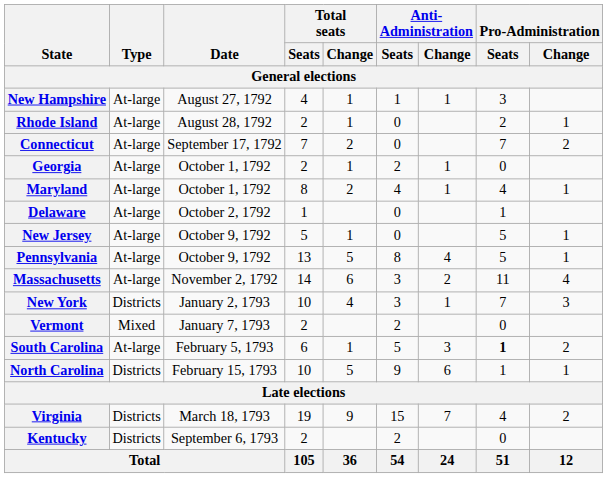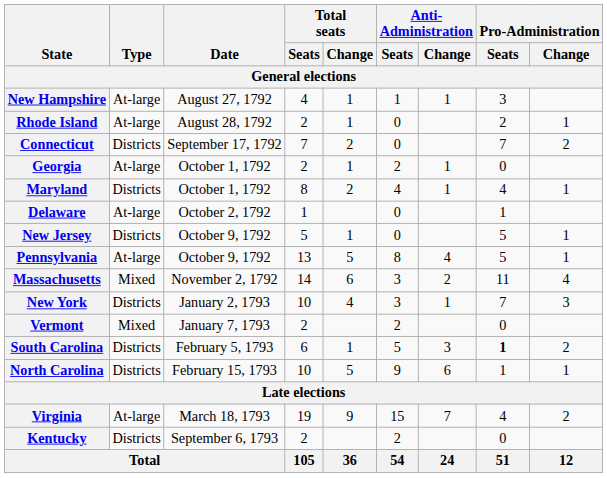(137, 144) At-large -> (137, 144) Districts
(137, 189) At-large -> (137, 189) Districts
(137, 235) At-large -> (137, 235) Districts
(137, 280) At-large -> (137, 280) Mixed
(137, 347) At-large -> (137, 347) Districts
(137, 415) Districts -> (137, 415) At-large
